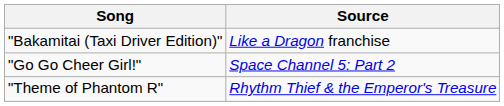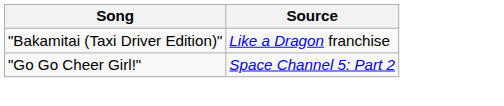- row: (86, 88)
